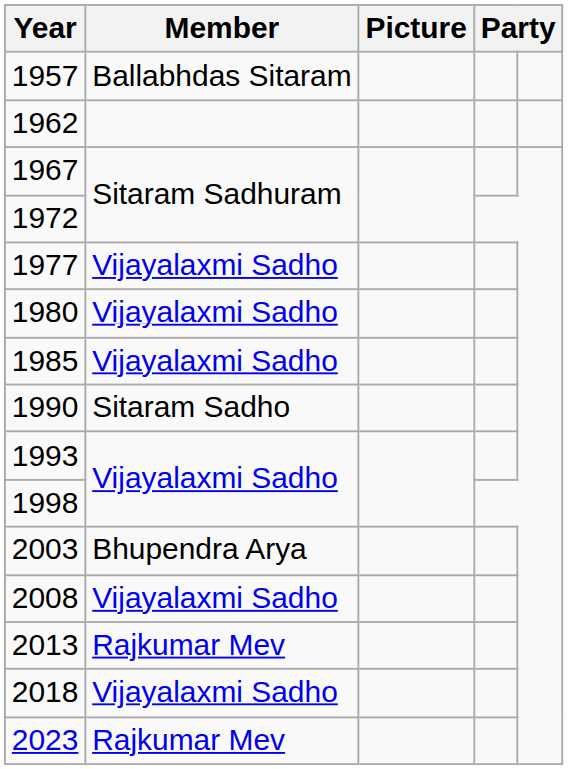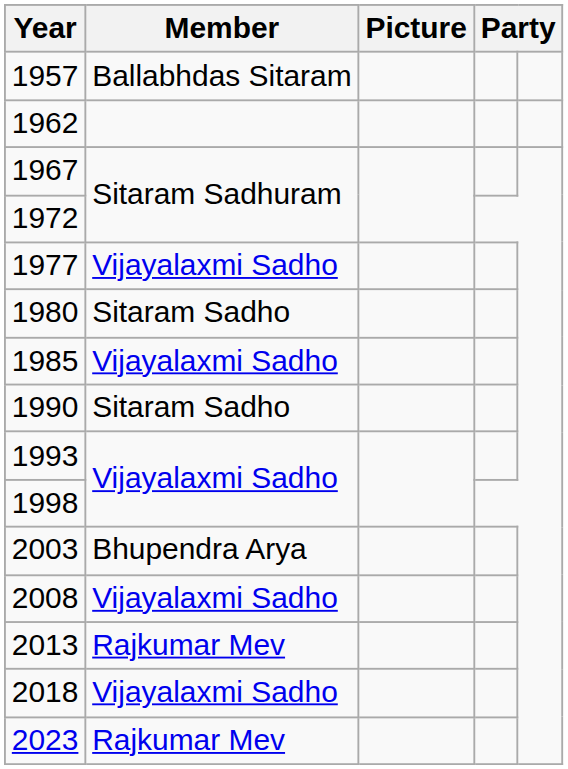(215, 312) Vijayalaxmi Sadho -> (191, 312) Sitaram Sadho
